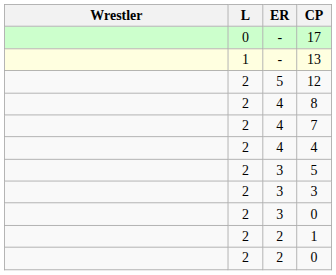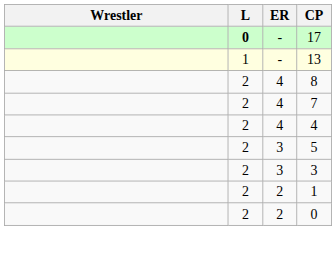(245, 37) normal -> (245, 37) bold
- row: (280, 81)
- row: (280, 214)
